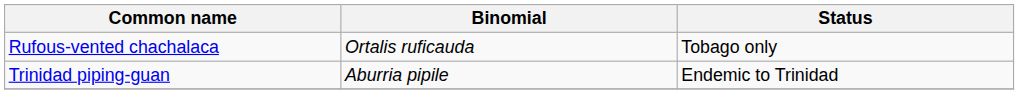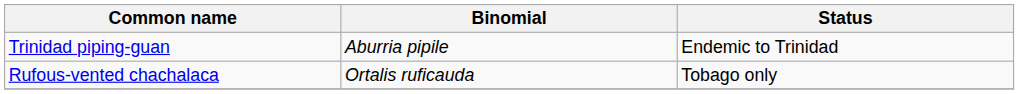rows swapped: (89, 74) <-> (114, 46)
